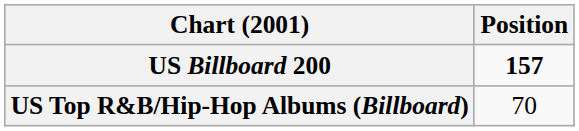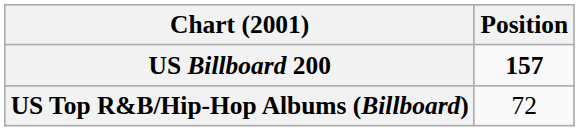(524, 105) 70 -> (524, 105) 72
